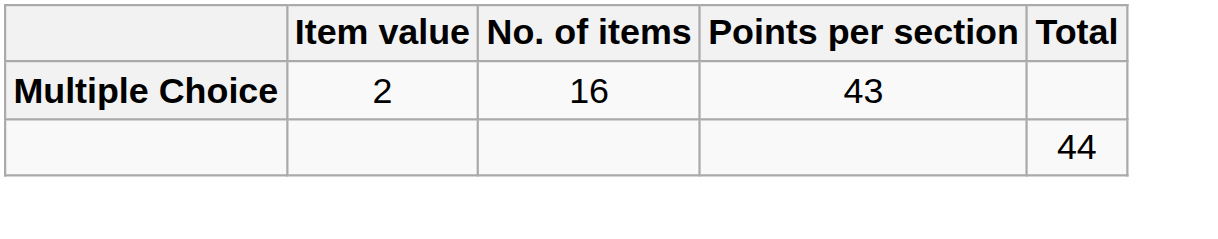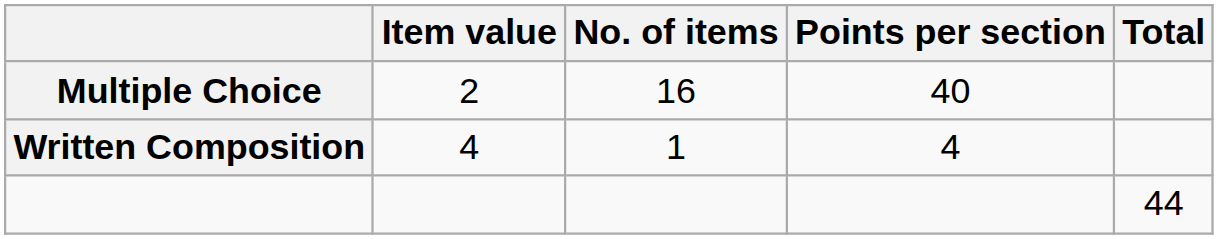(864, 89) 43 -> (950, 89) 40
+ row: (189, 146)
